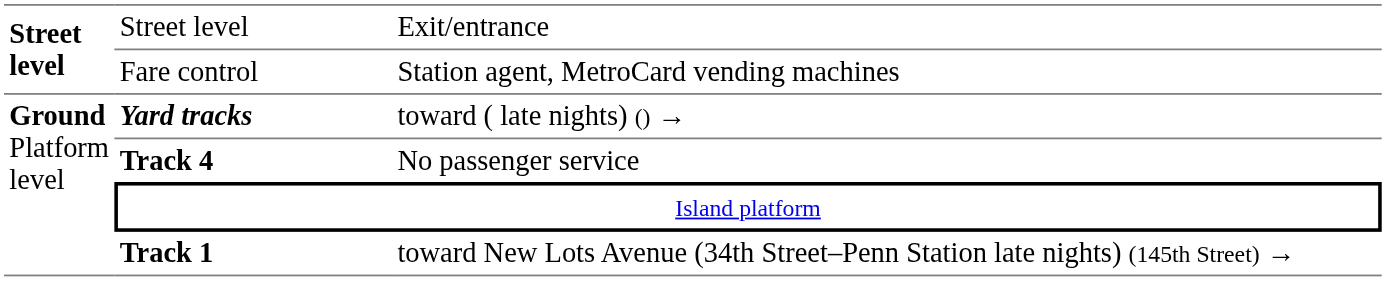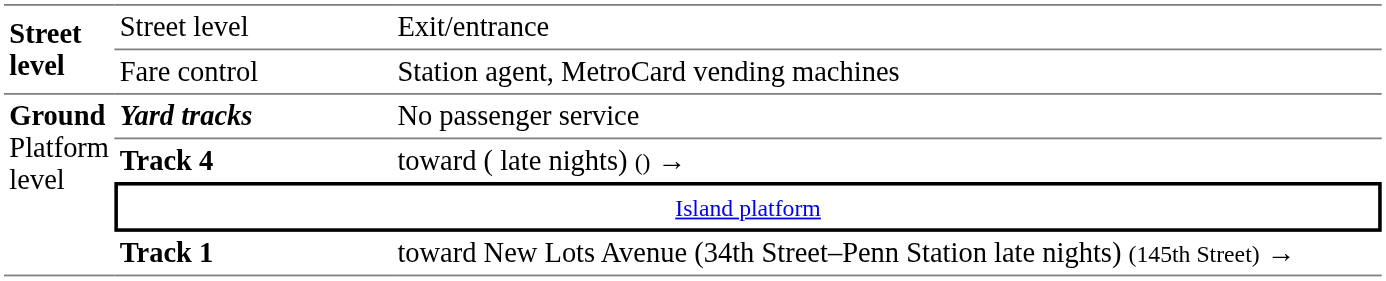(542, 115) toward ( late nights) () → -> (518, 115) No passenger service
(518, 160) No passenger service -> (542, 160) toward ( late nights) () →
